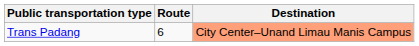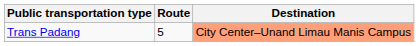(160, 32) 6 -> (160, 32) 5
